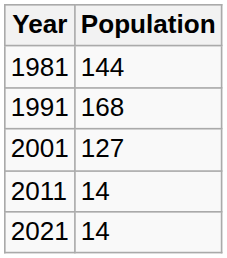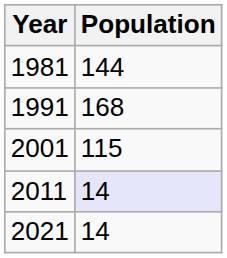(103, 149) 127 -> (102, 149) 115
(95, 190) no background -> (95, 190) lavender background
